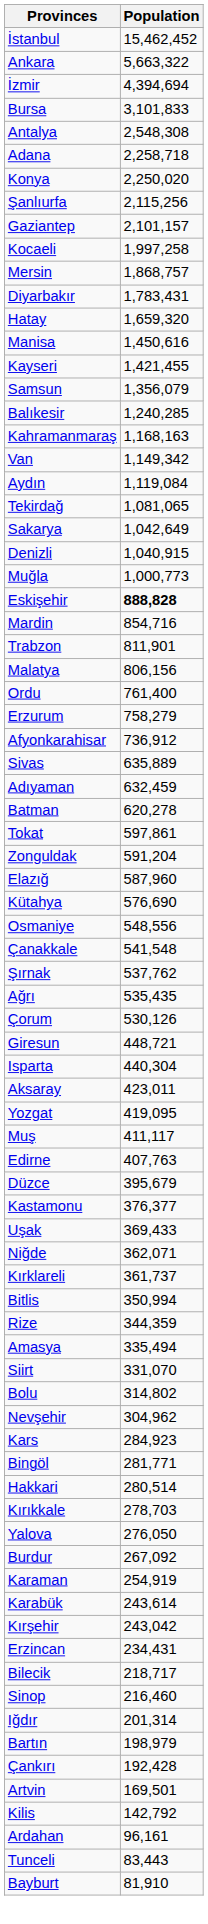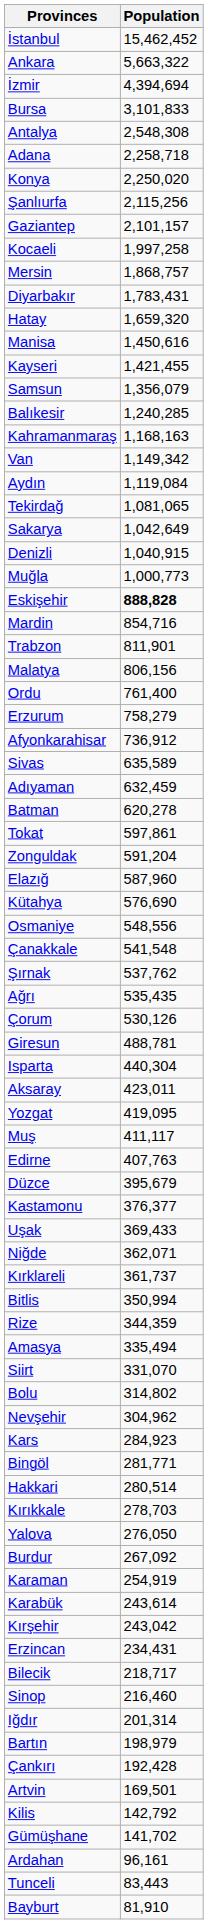(150, 763) 635,889 -> (150, 763) 635,589
(150, 1043) 448,721 -> (150, 1043) 488,781
+ row: (48, 1837)
